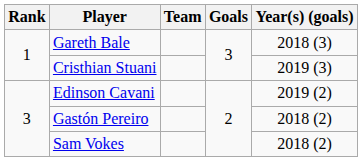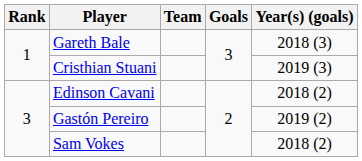(304, 93) 2019 (2) -> (304, 93) 2018 (2)
(304, 118) 2018 (2) -> (304, 118) 2019 (2)
